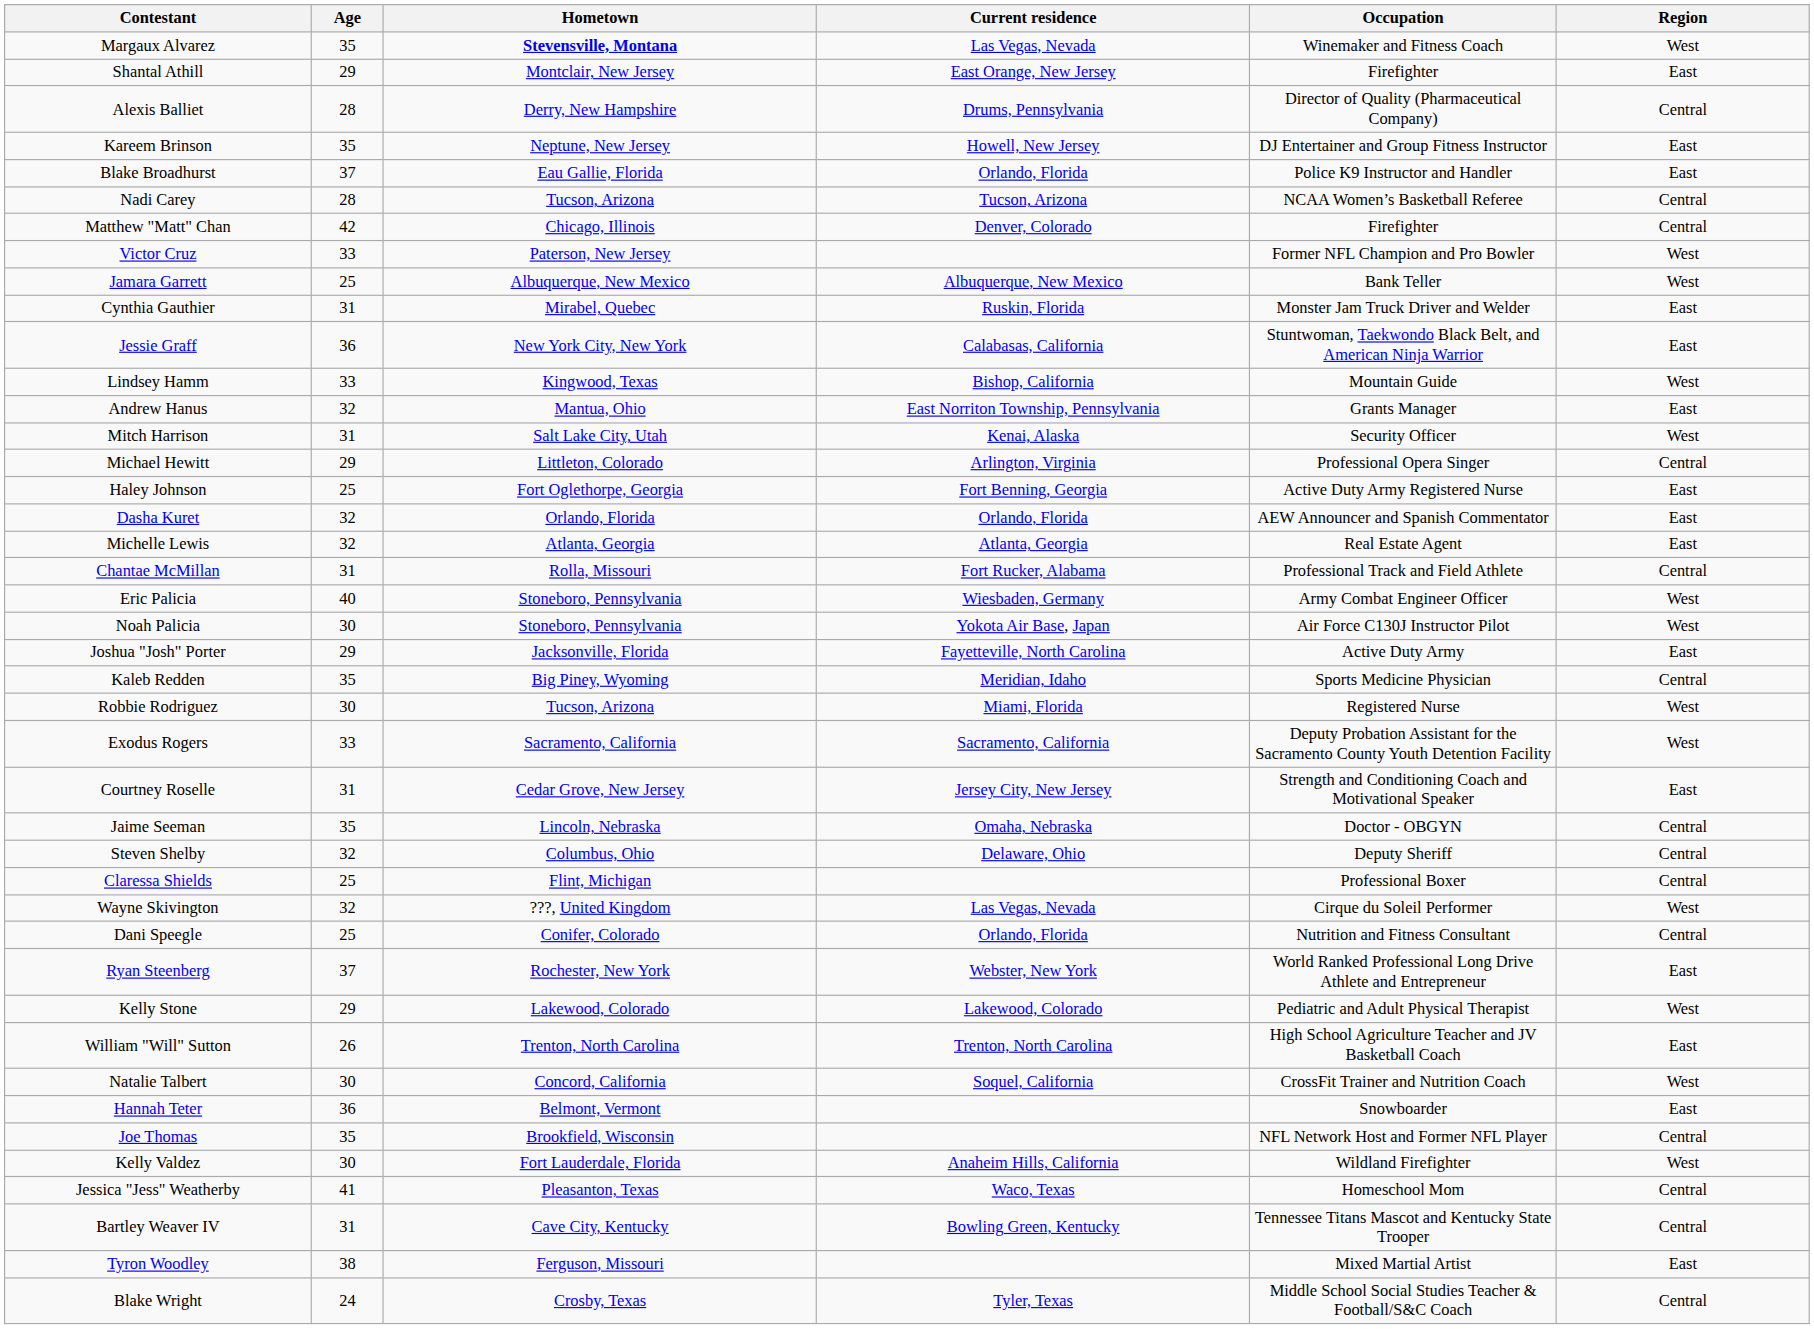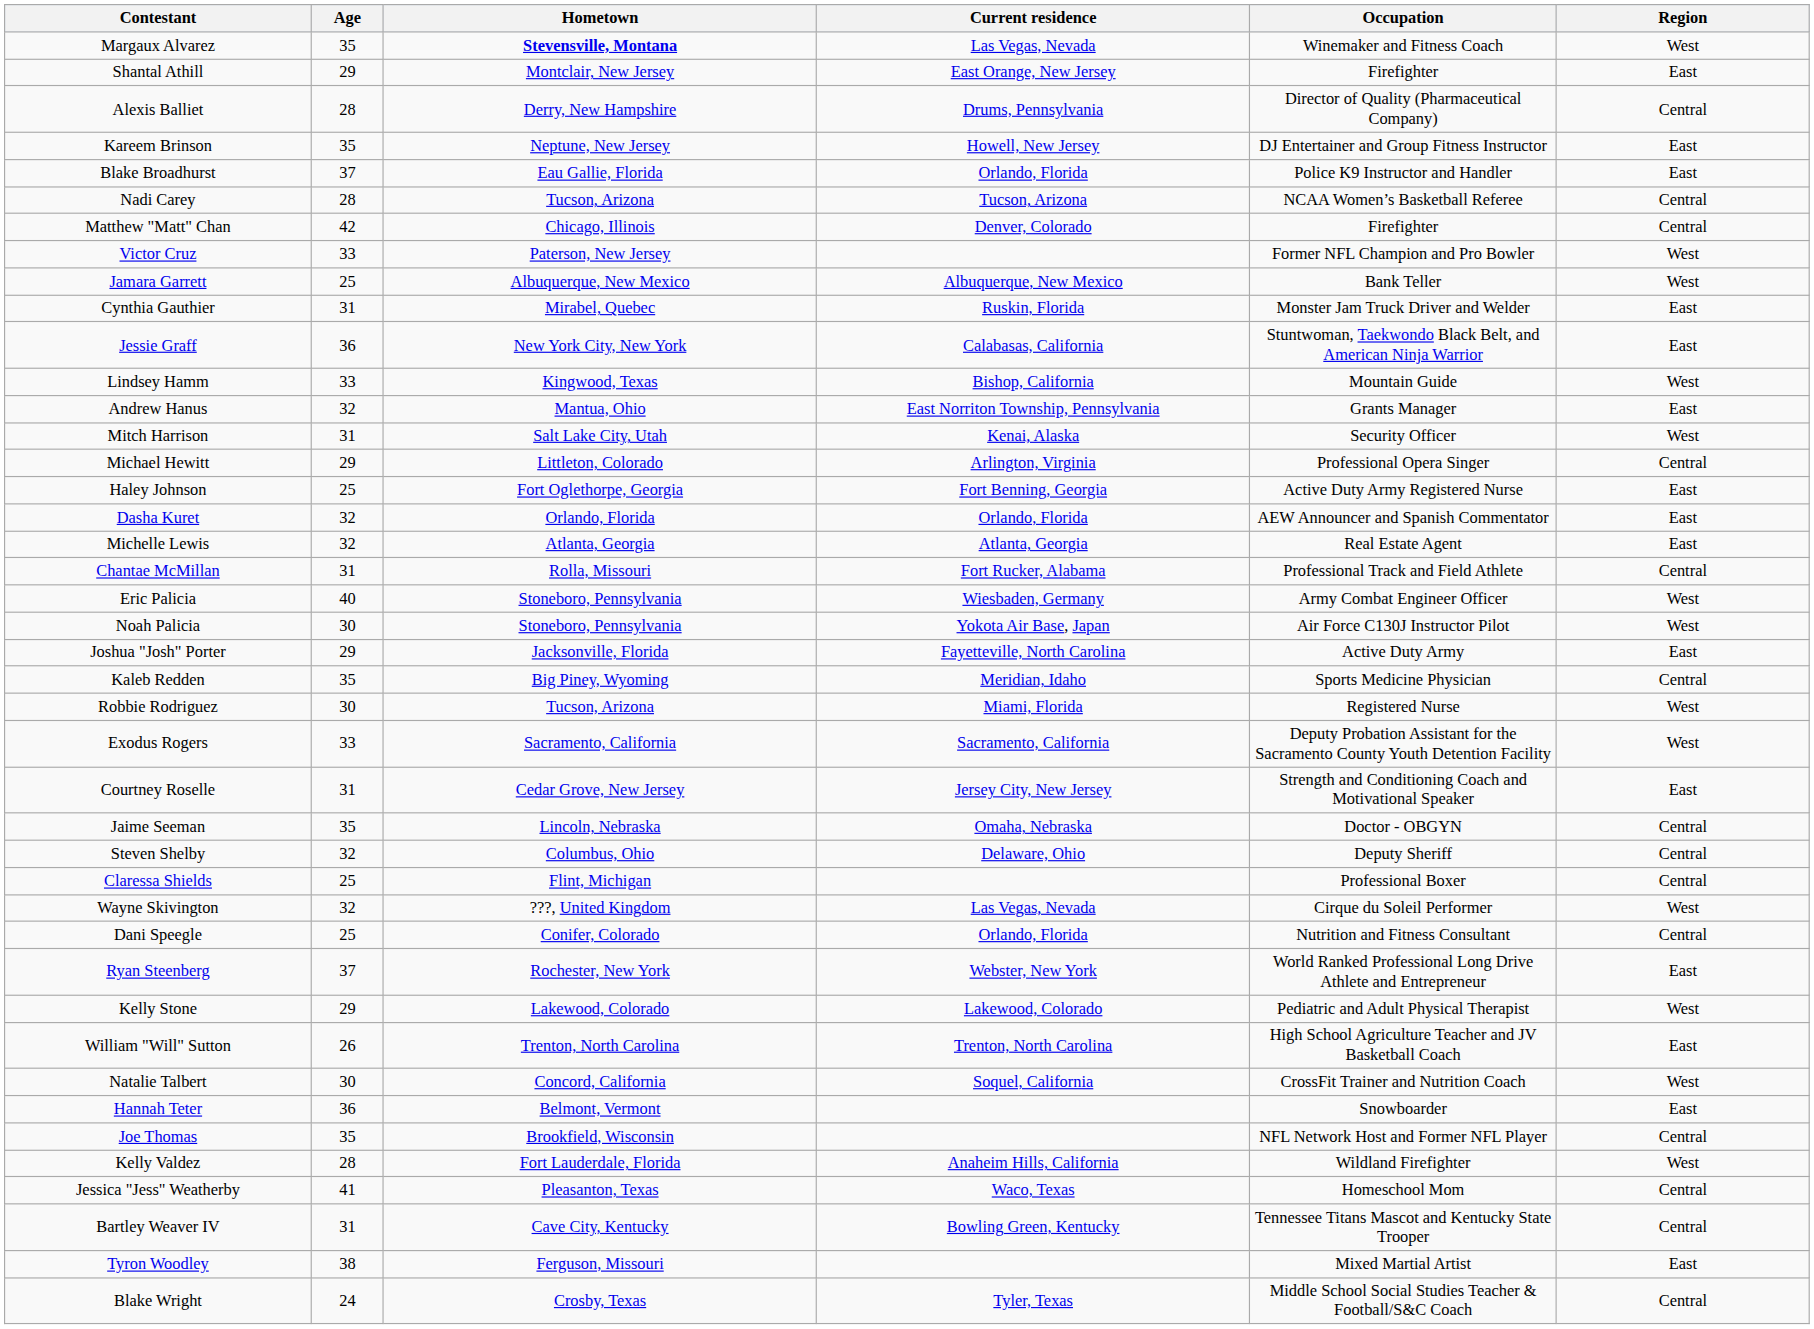(347, 1163) 30 -> (347, 1163) 28
